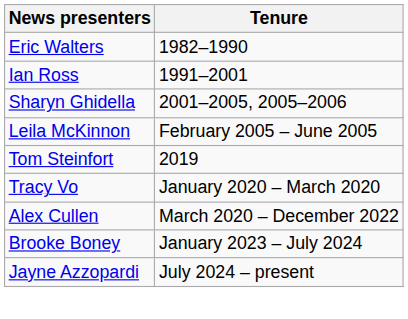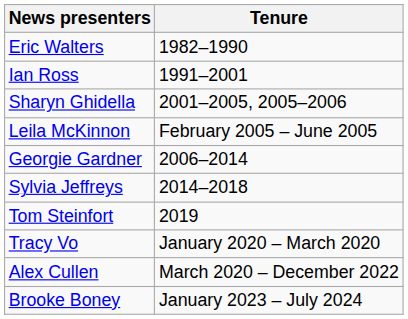+ row: (75, 159)
+ row: (66, 187)
- row: (74, 272)
